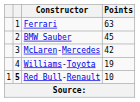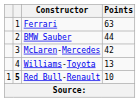(109, 38) 45 -> (109, 38) 44
(109, 64) 19 -> (109, 64) 13
